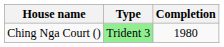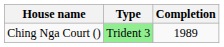(186, 33) 1980 -> (186, 33) 1989
